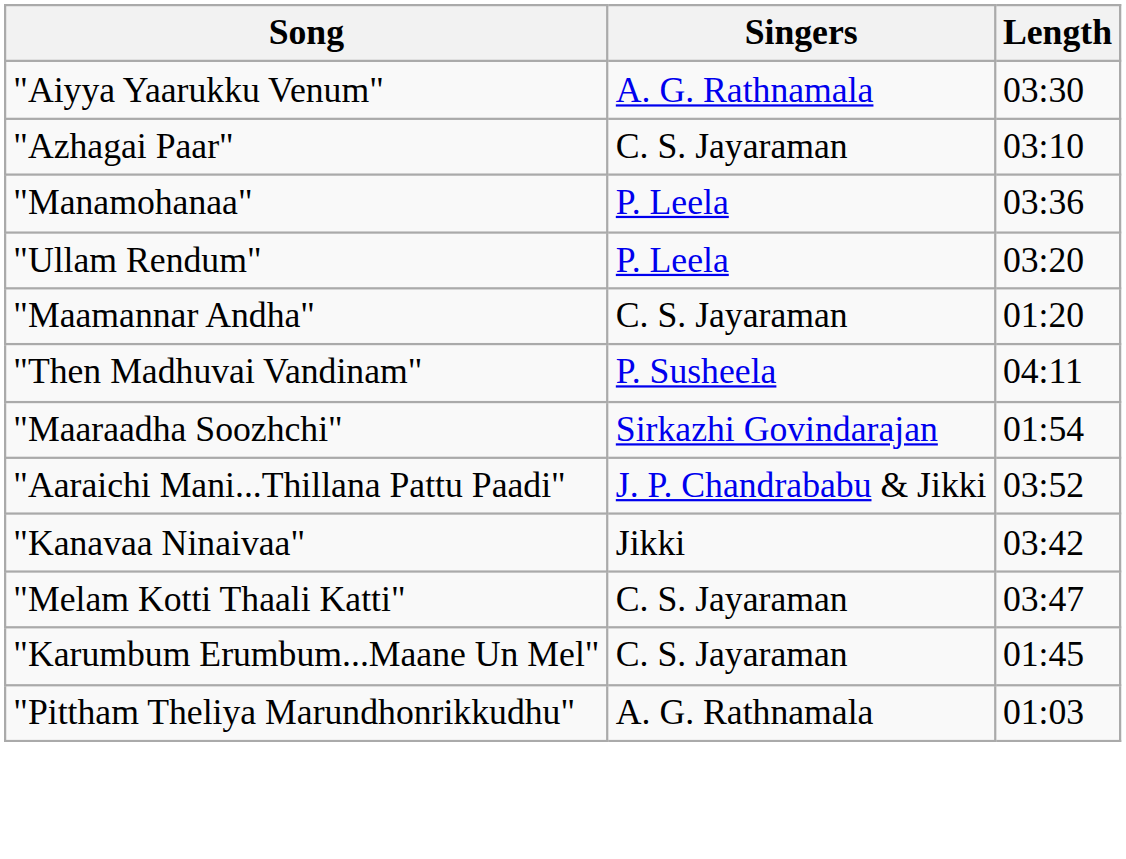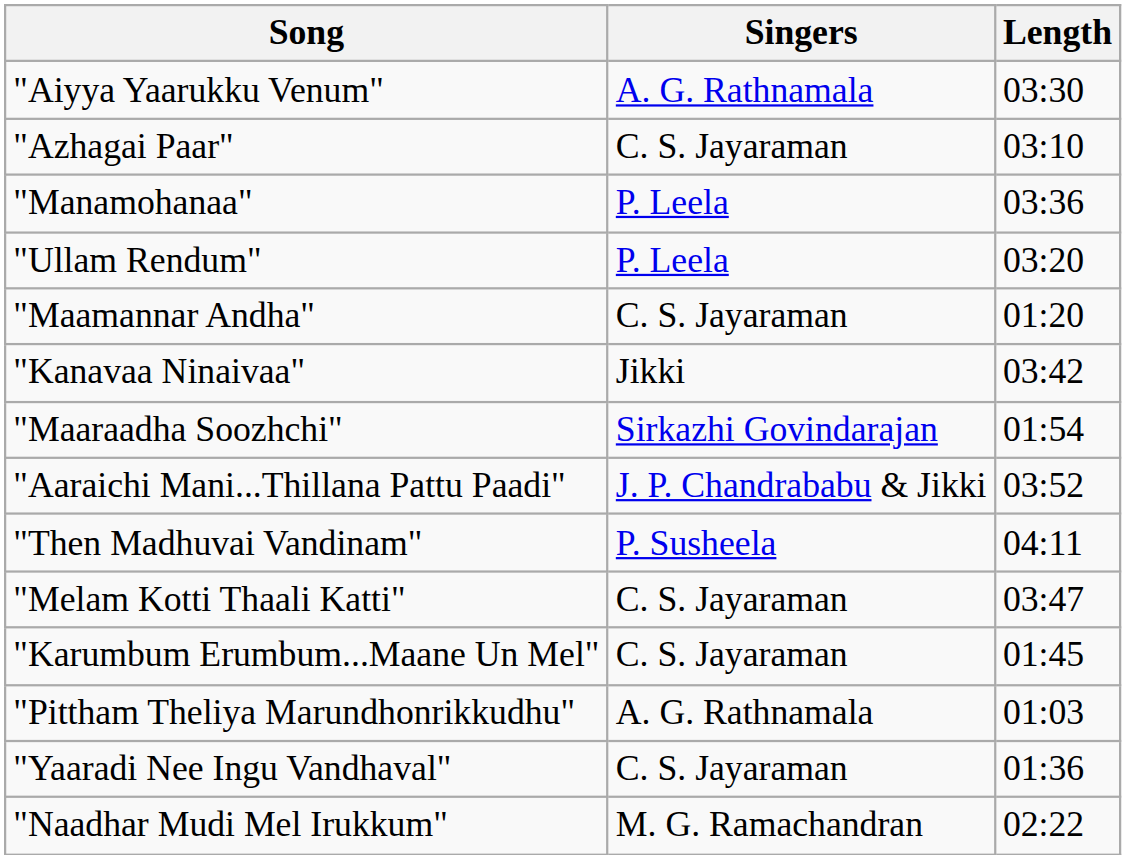rows swapped: (159, 542) <-> (218, 372)
+ row: (232, 768)
+ row: (231, 825)
